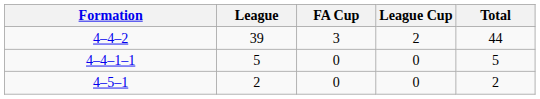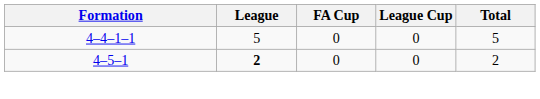- row: (111, 37)
(257, 82) normal -> (257, 60) bold
